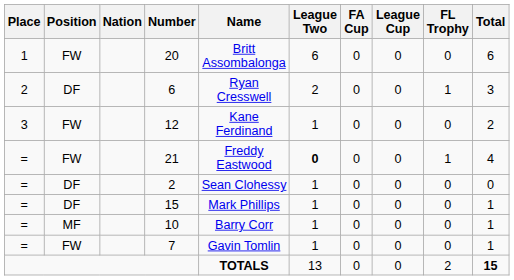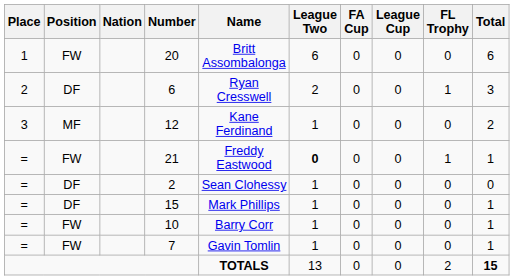(72, 124) FW -> (72, 124) MF
(491, 158) 4 -> (491, 158) 1
(72, 225) MF -> (72, 225) FW
